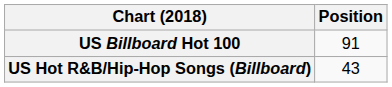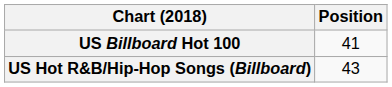(351, 43) 91 -> (351, 43) 41
